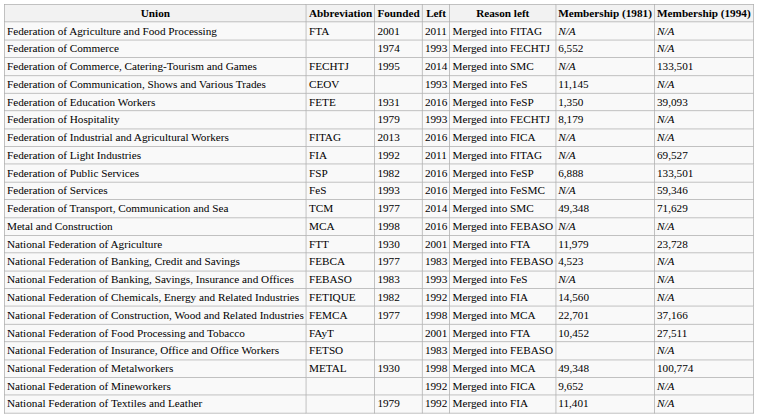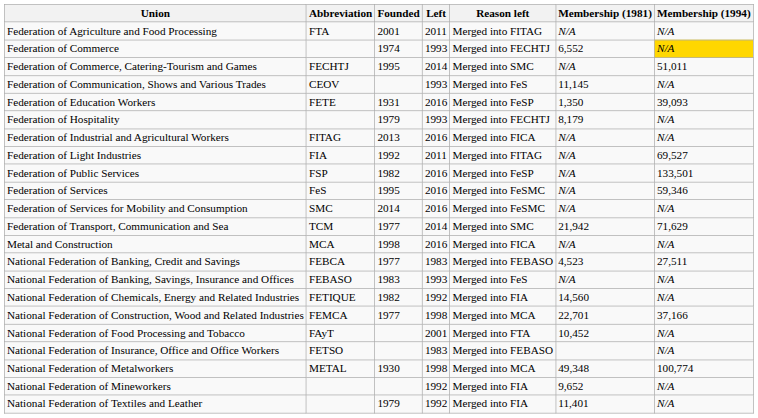(666, 48) no background -> (666, 48) gold background
(675, 66) 133,501 -> (672, 66) 51,011
(571, 173) 6,888 -> (567, 173) N/A
(389, 191) 1993 -> (389, 191) 1995
+ row: (127, 208)
(574, 208) 49,348 -> (574, 226) 21,942
(503, 226) Merged into FEBASO -> (494, 244) Merged into FICA
- row: (85, 244)
(666, 262) N/A -> (672, 262) 27,511
(672, 333) 27,511 -> (666, 333) N/A
(494, 386) Merged into FICA -> (490, 386) Merged into FIA
